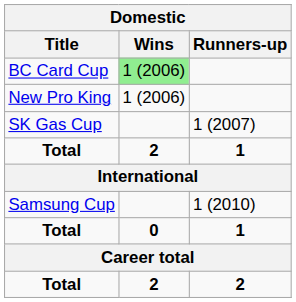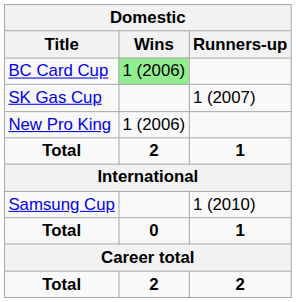rows swapped: (55, 124) <-> (60, 97)
